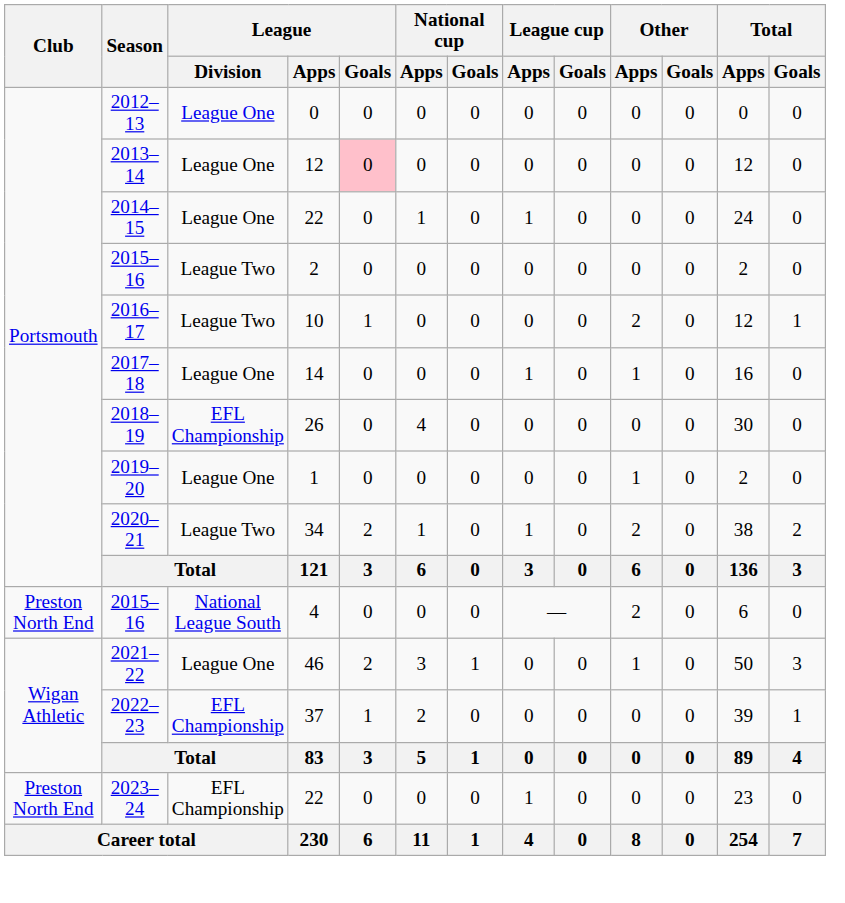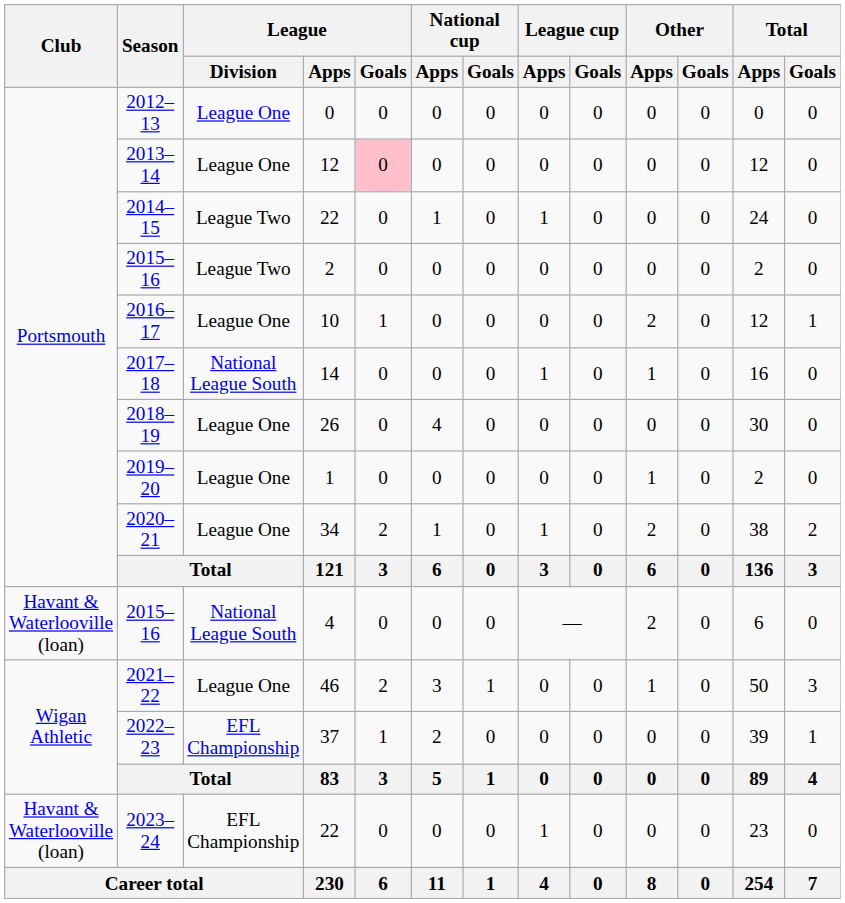(228, 217) League One -> (243, 217) League Two
(228, 321) League Two -> (243, 321) League One
(228, 373) League One -> (243, 373) National League South
(228, 425) EFL Championship -> (243, 425) League One
(228, 529) League Two -> (243, 529) League One
(53, 611) Preston North End -> (61, 622) Havant & Waterlooville (loan)
(53, 798) Preston North End -> (61, 830) Havant & Waterlooville (loan)
